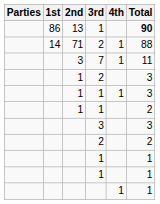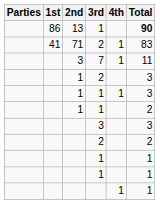(55, 45) 14 -> (55, 45) 41
(147, 45) 88 -> (147, 45) 83
